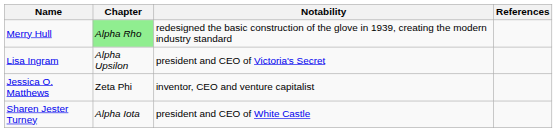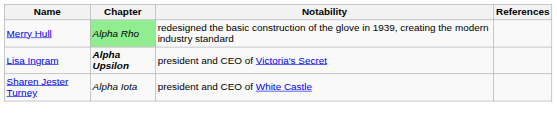(112, 60) normal -> (111, 60) bold
- row: (30, 87)
